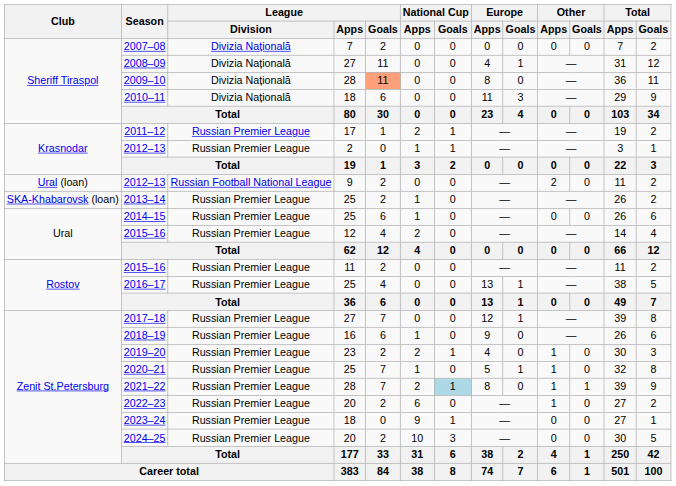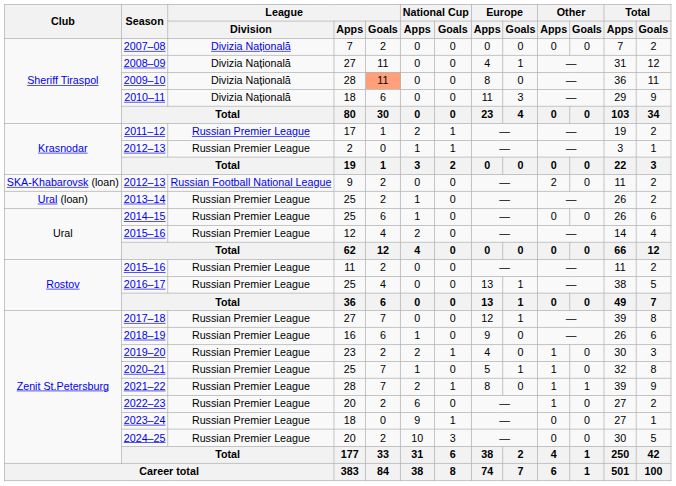(63, 183) Ural (loan) -> (63, 183) SKA-Khabarovsk (loan)
(63, 200) SKA-Khabarovsk (loan) -> (63, 200) Ural (loan)
(453, 387) lightblue background -> (453, 387) no background
